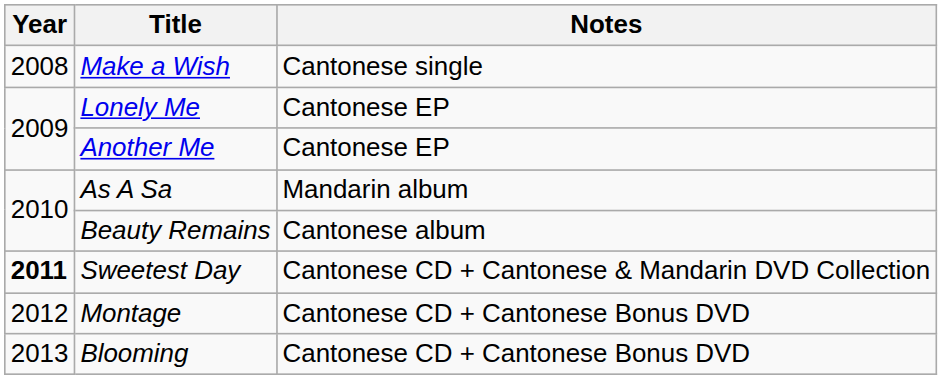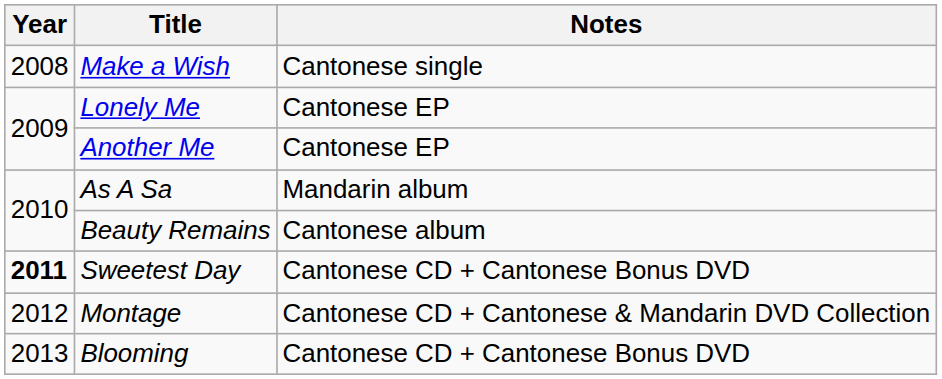(606, 271) Cantonese CD + Cantonese & Mandarin DVD Collection -> (516, 271) Cantonese CD + Cantonese Bonus DVD
(516, 312) Cantonese CD + Cantonese Bonus DVD -> (606, 312) Cantonese CD + Cantonese & Mandarin DVD Collection
